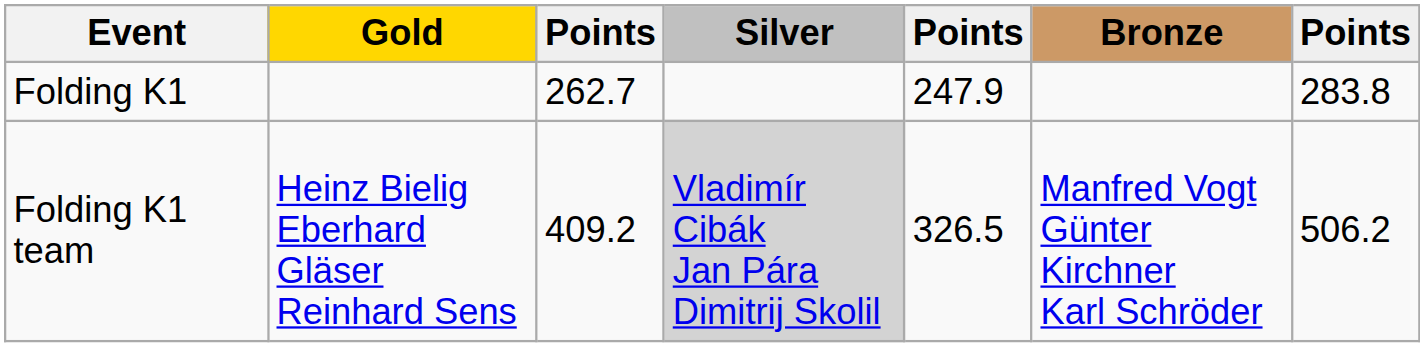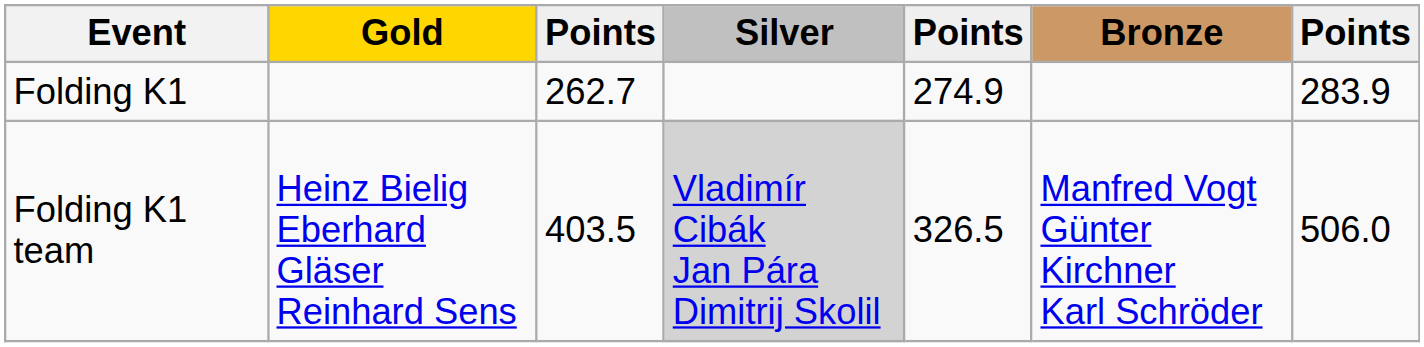(958, 90) 247.9 -> (958, 90) 274.9
(1345, 90) 283.8 -> (1345, 90) 283.9
(590, 230) 409.2 -> (590, 230) 403.5
(1345, 230) 506.2 -> (1345, 230) 506.0
